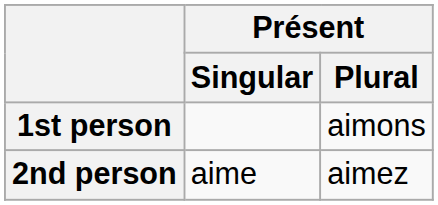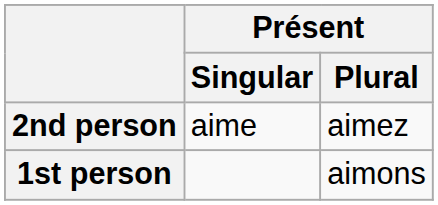rows swapped: (94, 125) <-> (94, 174)
